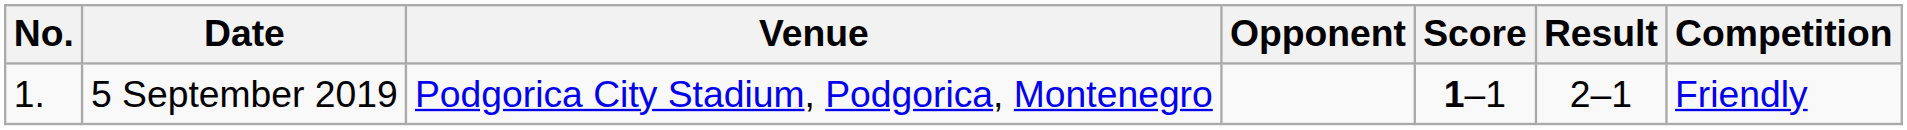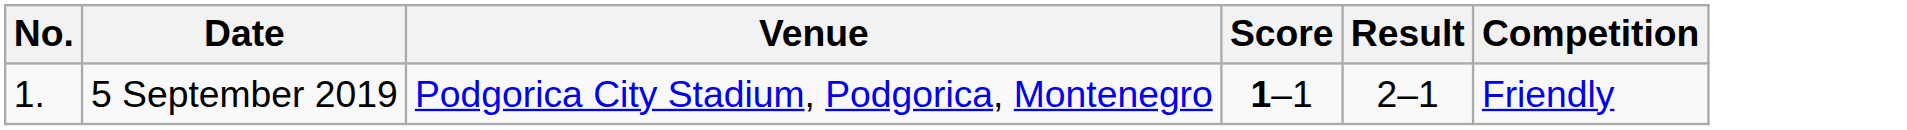- column: (1318, 34)
